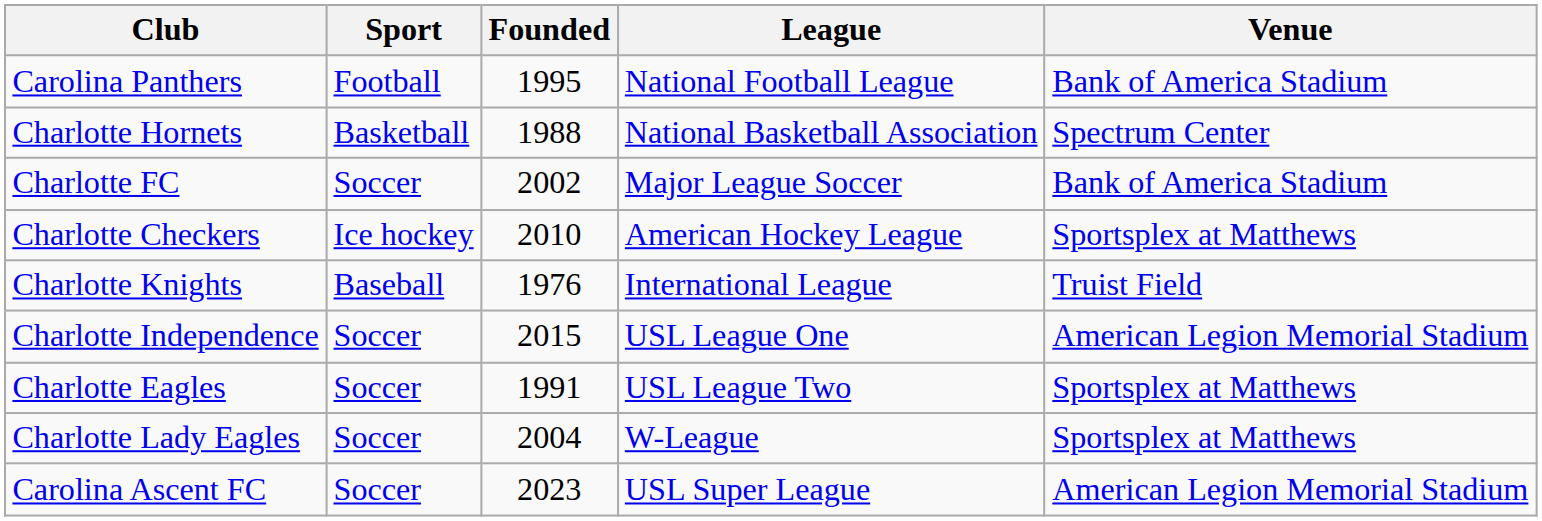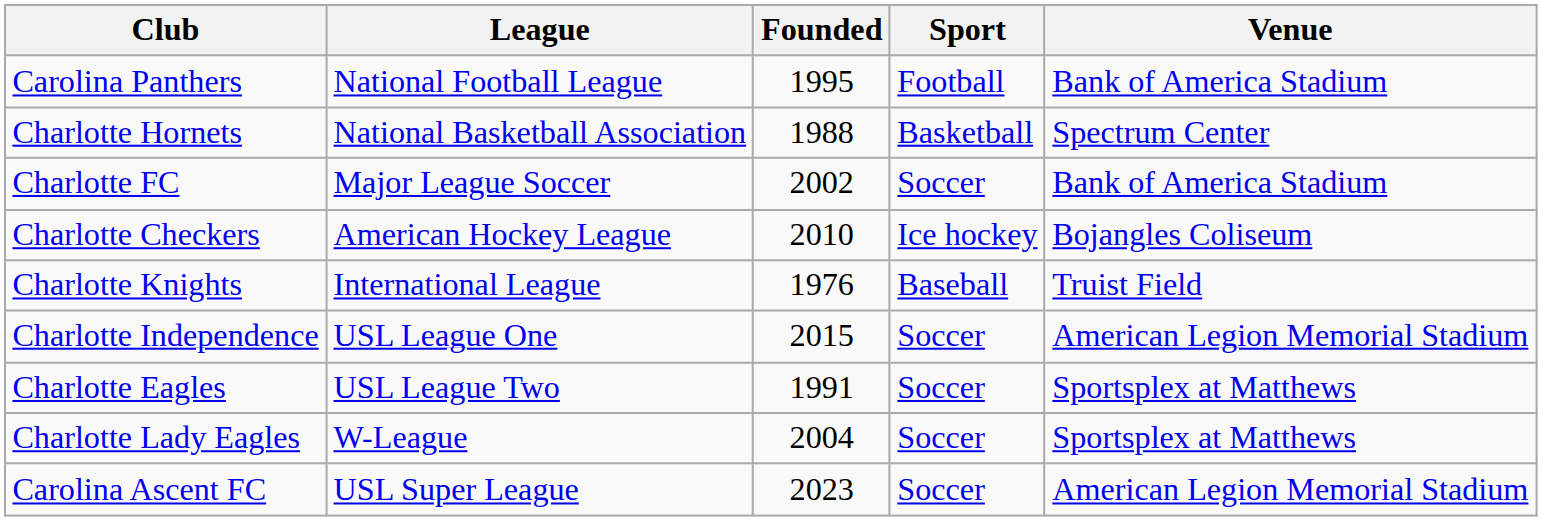columns swapped: (404, 30) <-> (831, 30)
(1204, 234) Sportsplex at Matthews -> (1182, 234) Bojangles Coliseum
